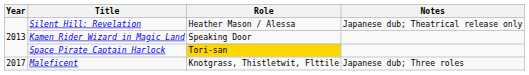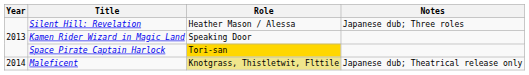(433, 24) Japanese dub; Theatrical release only -> (404, 24) Japanese dub; Three roles
(16, 63) 2017 -> (16, 63) 2014
(264, 63) no background -> (264, 63) khaki background
(404, 63) Japanese dub; Three roles -> (433, 63) Japanese dub; Theatrical release only
